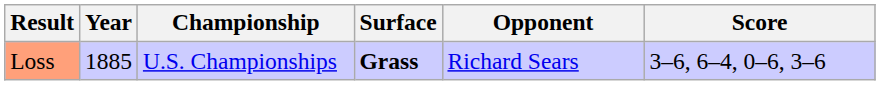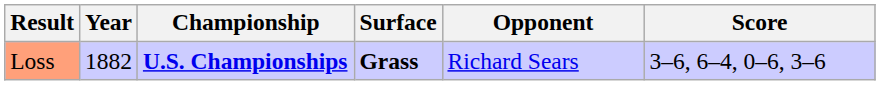(109, 60) 1885 -> (109, 60) 1882
(240, 60) normal -> (245, 60) bold
